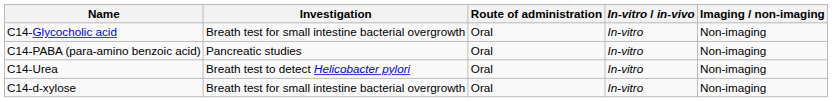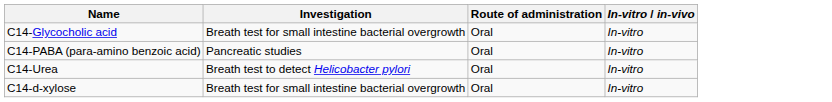- column: (762, 14)
